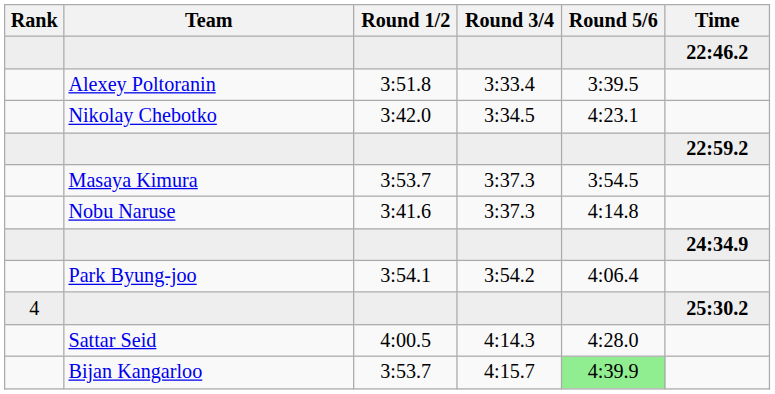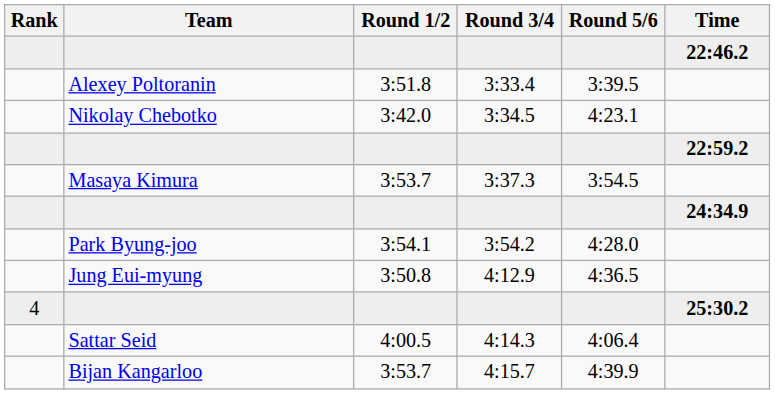- row: (34, 212)
(613, 276) 4:06.4 -> (613, 244) 4:28.0
+ row: (34, 276)
(613, 340) 4:28.0 -> (613, 340) 4:06.4
(613, 372) lightgreen background -> (613, 372) no background
